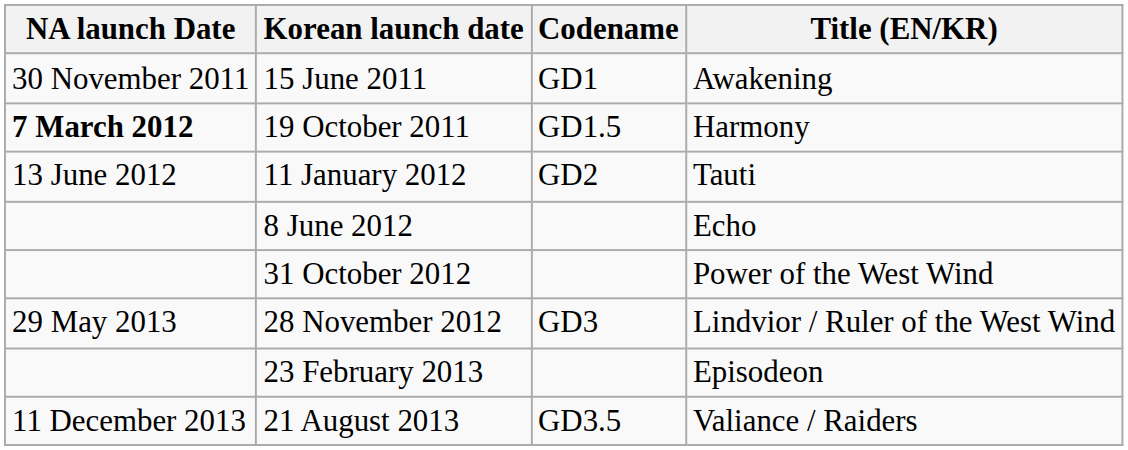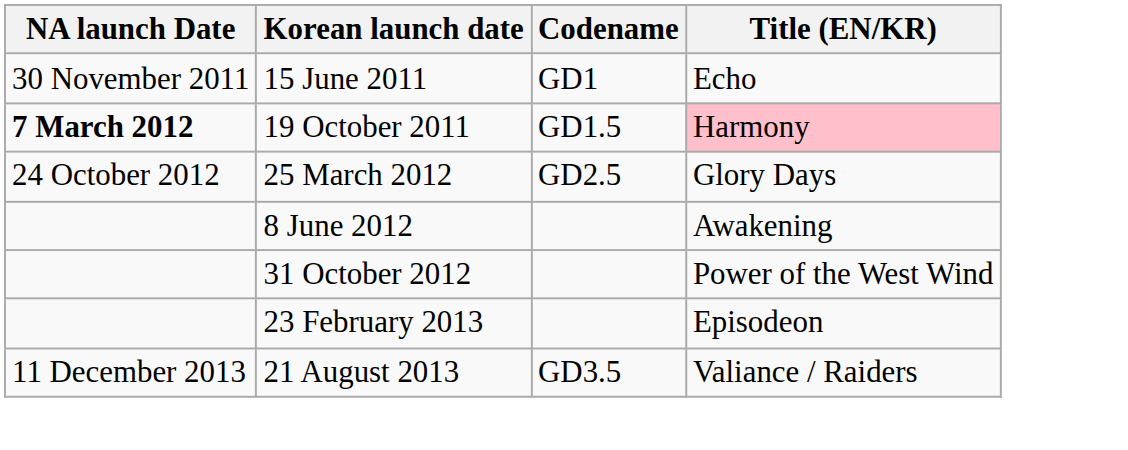(763, 77) Awakening -> (725, 77) Echo
(751, 126) no background -> (751, 126) pink background
- row: (365, 175)
+ row: (358, 175)
(725, 224) Echo -> (763, 224) Awakening
- row: (383, 322)
